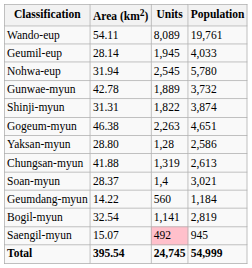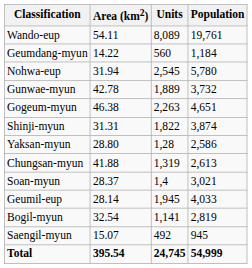rows swapped: (35, 53) <-> (47, 199)
rows swapped: (36, 108) <-> (42, 126)
(162, 235) pink background -> (162, 235) no background
